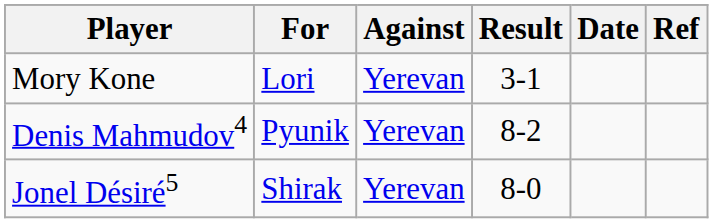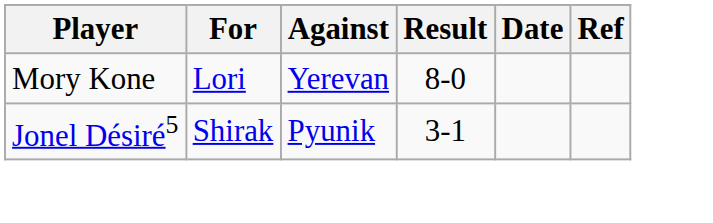(521, 77) 3-1 -> (445, 77) 8-0
- row: (130, 131)
(414, 188) Yerevan -> (331, 131) Pyunik
(521, 188) 8-0 -> (445, 131) 3-1
